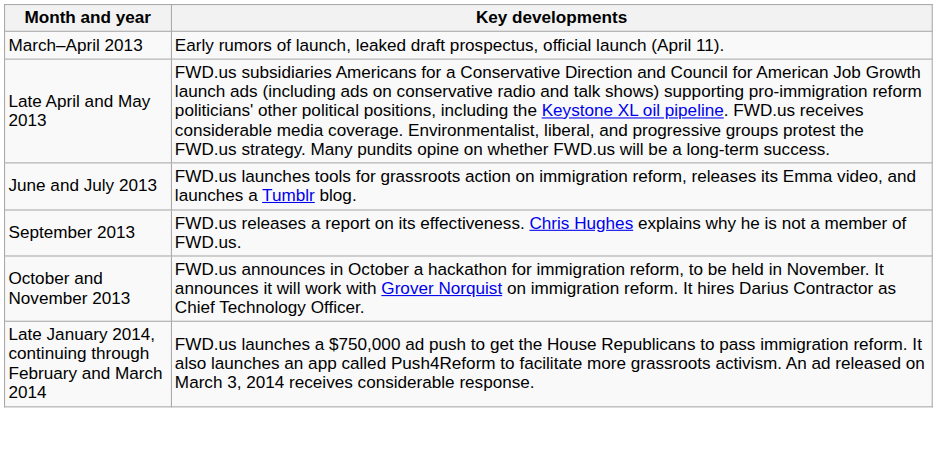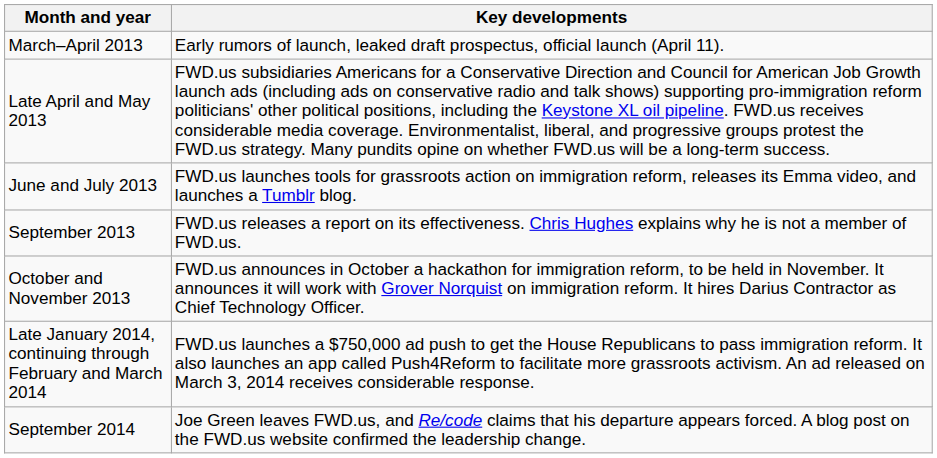+ row: (72, 429)
